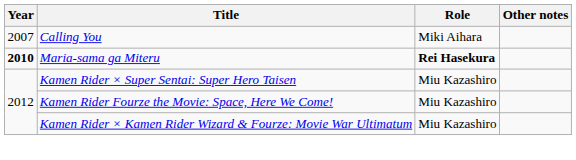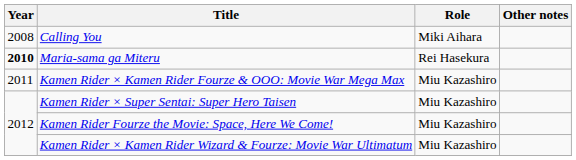(21, 37) 2007 -> (21, 37) 2008
(457, 58) bold -> (454, 58) normal
+ row: (222, 80)
